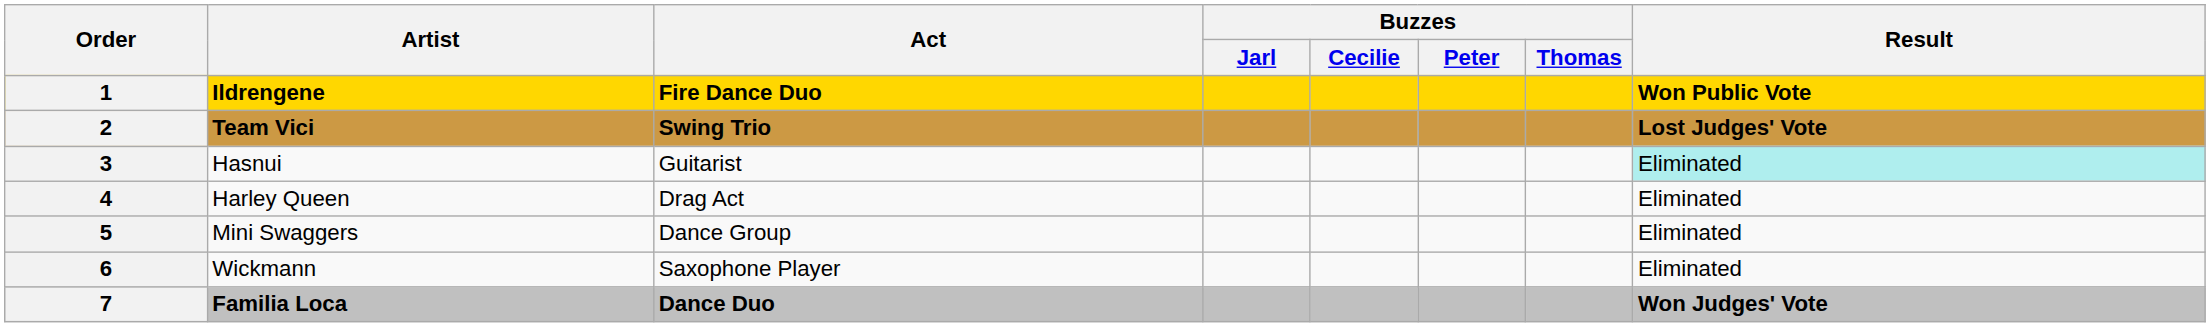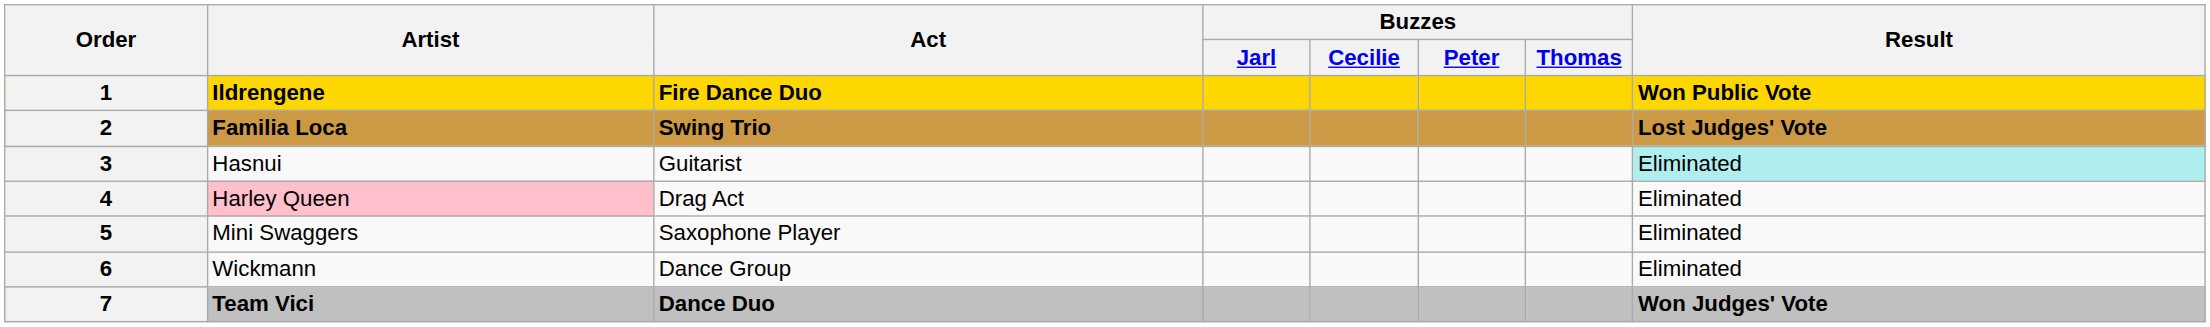(263, 127) Team Vici -> (280, 127) Familia Loca
(281, 198) no background -> (281, 198) pink background
(725, 233) Dance Group -> (750, 233) Saxophone Player
(750, 269) Saxophone Player -> (725, 269) Dance Group
(280, 304) Familia Loca -> (263, 304) Team Vici
